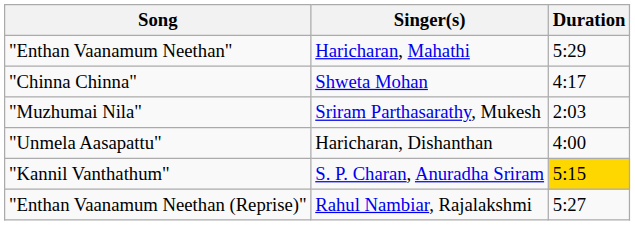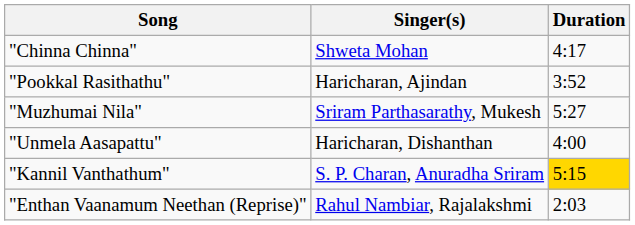- row: (121, 50)
+ row: (89, 81)
(569, 112) 2:03 -> (569, 112) 5:27
(569, 205) 5:27 -> (569, 205) 2:03
